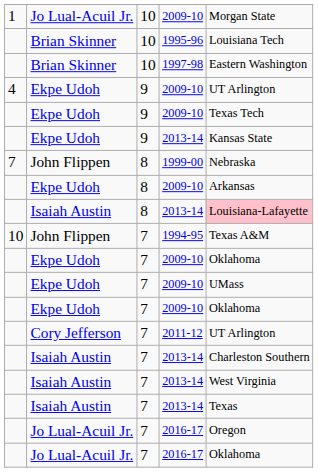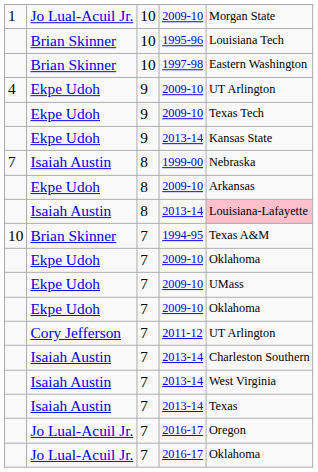(70, 162) John Flippen -> (71, 162) Isaiah Austin
(70, 235) John Flippen -> (73, 235) Brian Skinner
